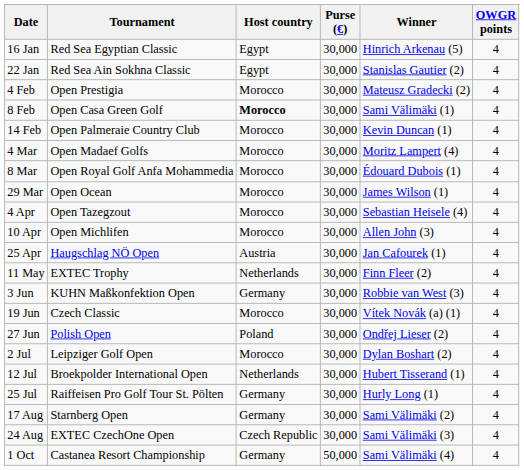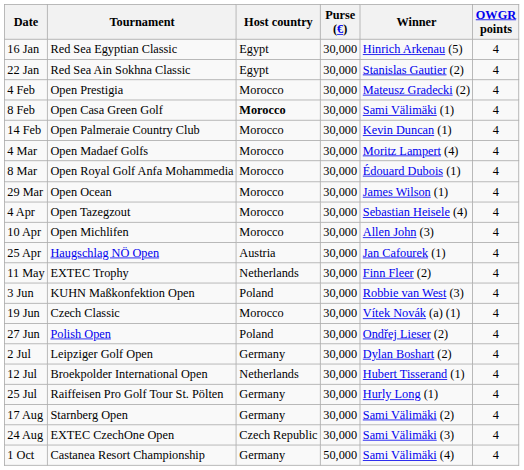(262, 293) Germany -> (256, 293) Poland
(262, 354) Morocco -> (262, 354) Germany
